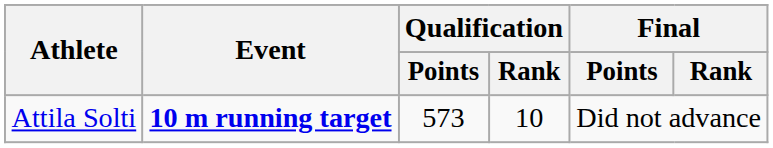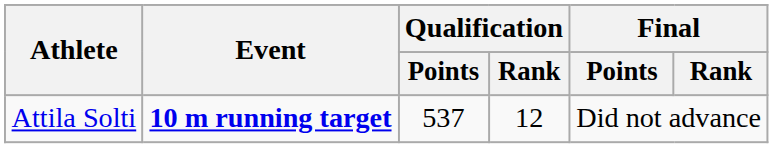(443, 118) 573 -> (443, 118) 537
(529, 118) 10 -> (529, 118) 12
